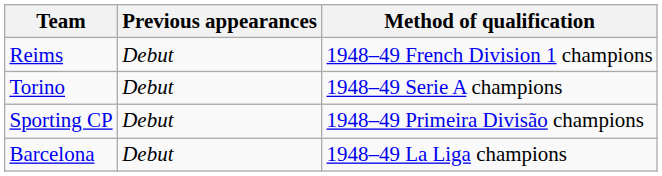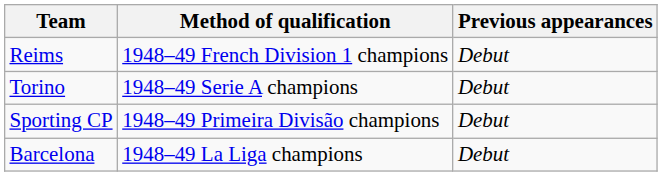columns swapped: (490, 21) <-> (220, 21)
